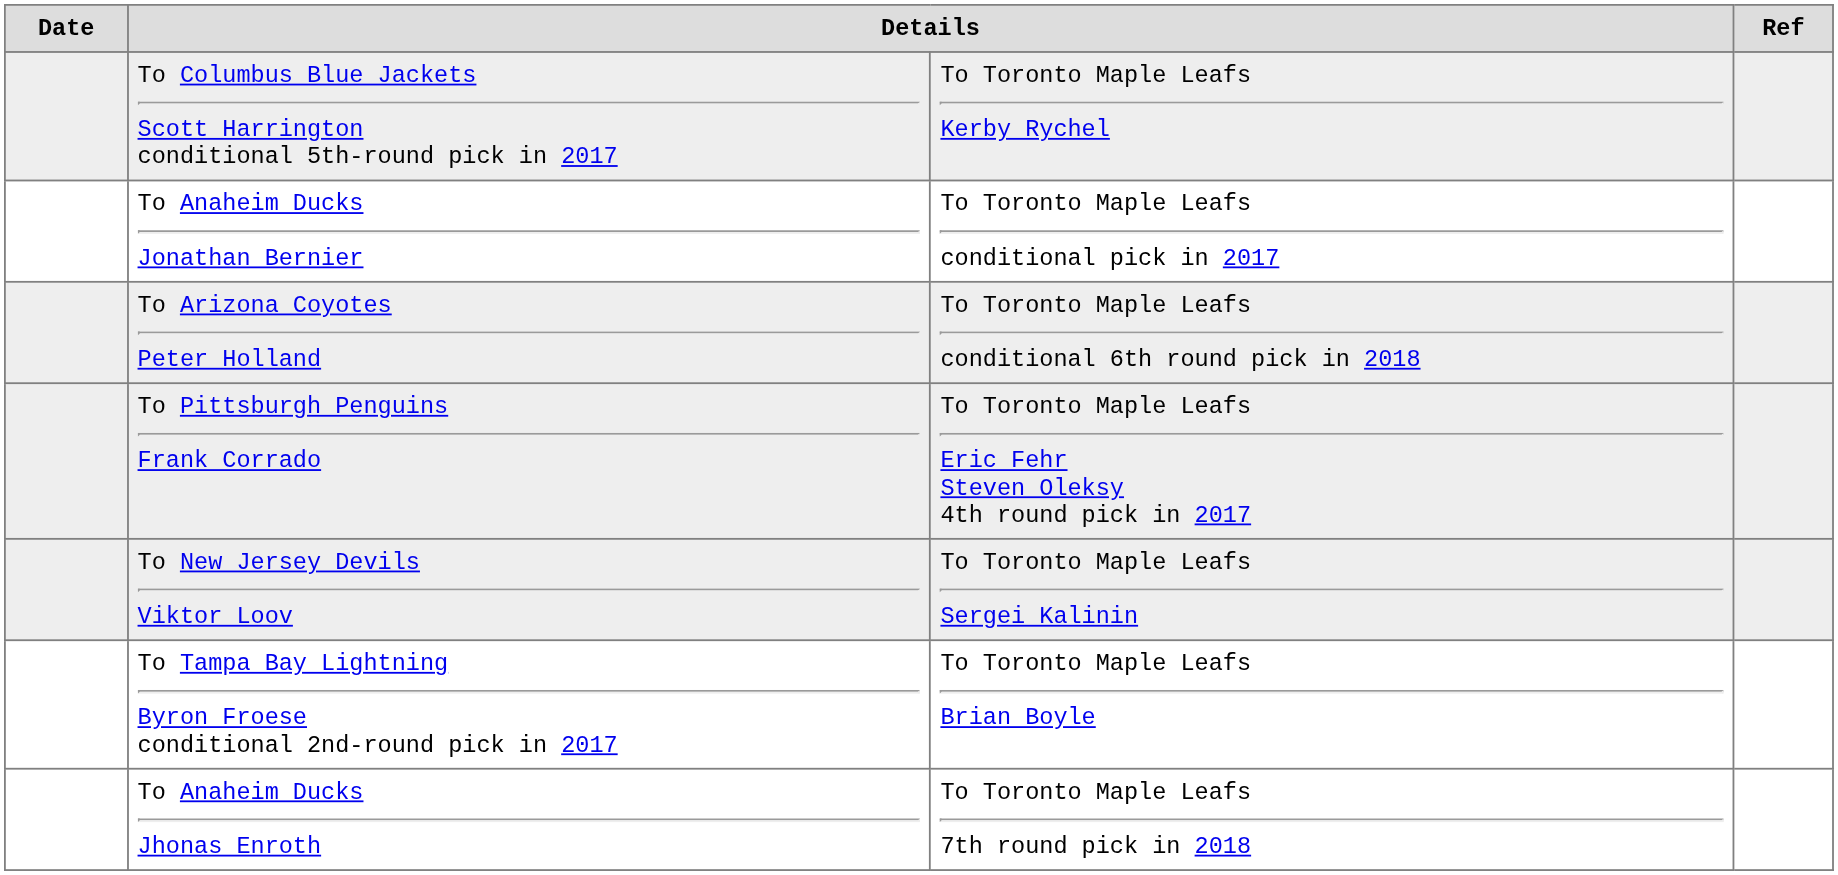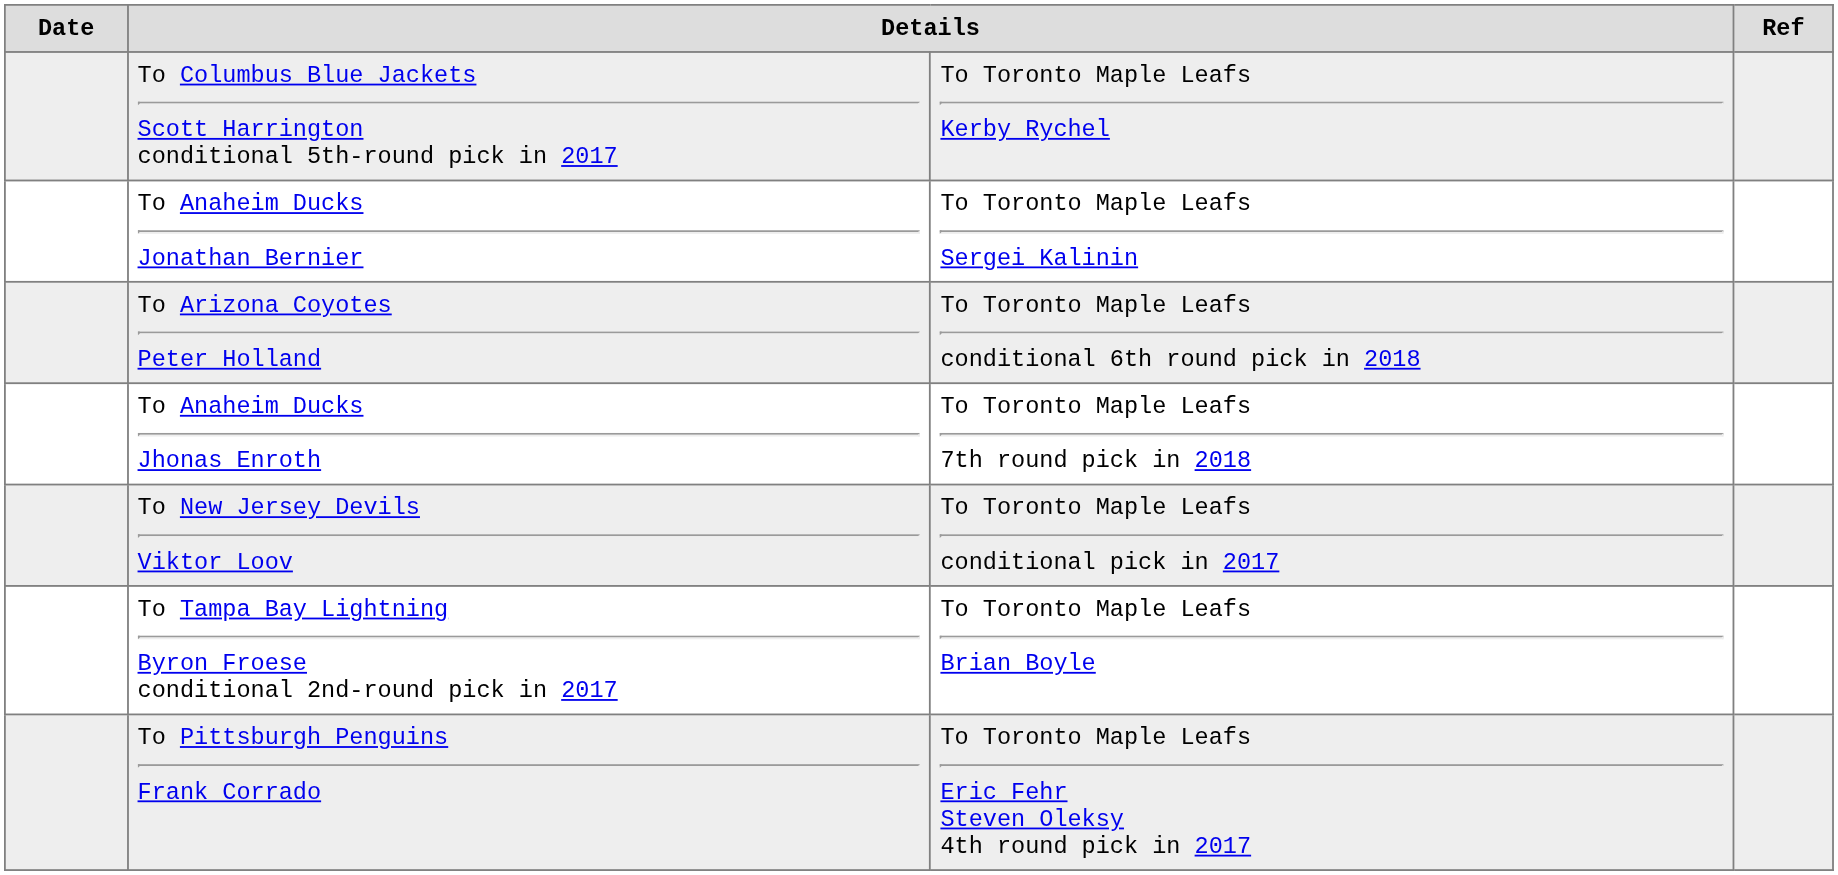(1332, 231) To Toronto Maple Leafs conditional pick in 2017 -> (1332, 231) To Toronto Maple Leafs Sergei Kalinin
rows swapped: (529, 819) <-> (529, 434)
(1332, 590) To Toronto Maple Leafs Sergei Kalinin -> (1332, 535) To Toronto Maple Leafs conditional pick in 2017
